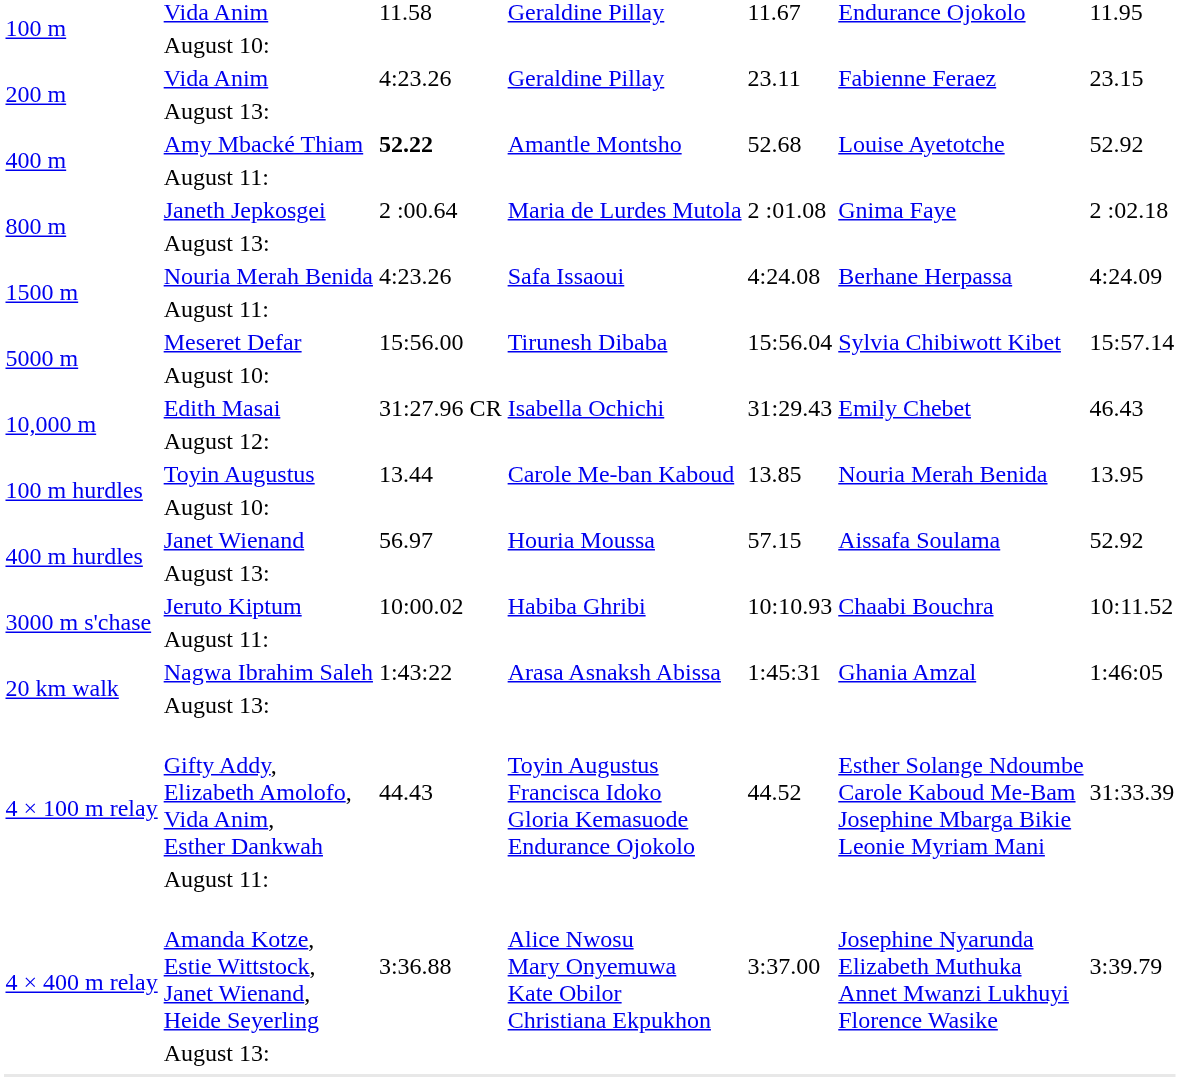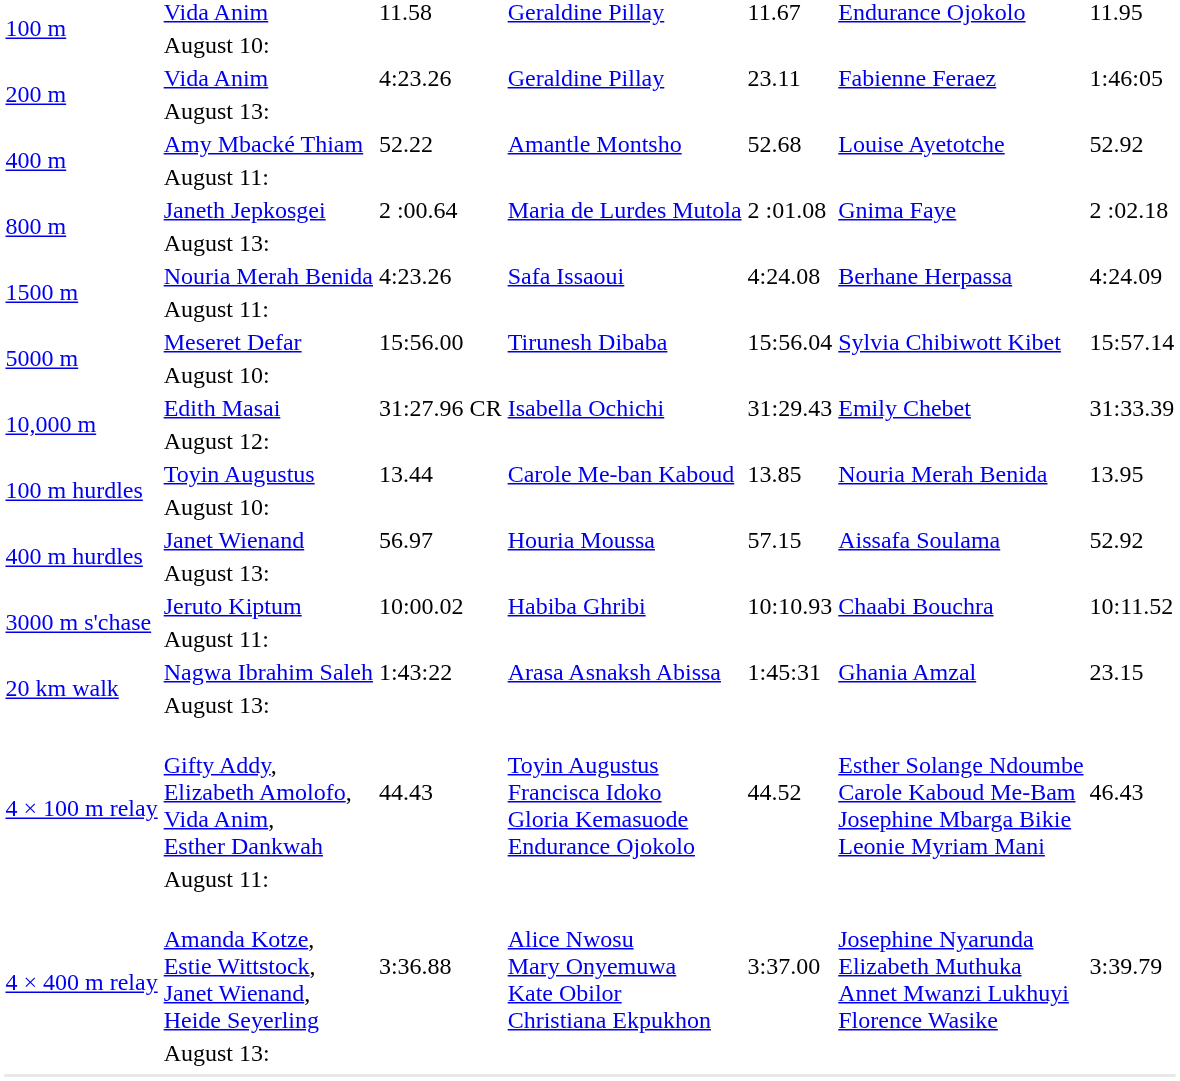(1117, 77) 23.15 -> (1126, 77) 1:46:05
(406, 143) bold -> (406, 143) normal
(1117, 407) 46.43 -> (1132, 407) 31:33.39
(1126, 671) 1:46:05 -> (1117, 671) 23.15
(1132, 791) 31:33.39 -> (1117, 791) 46.43
